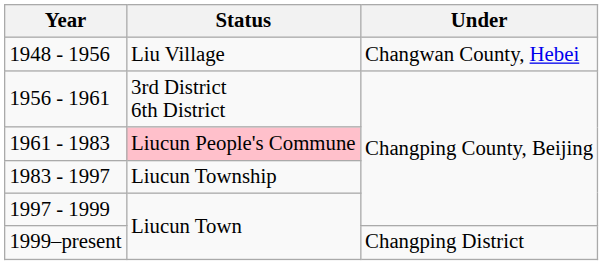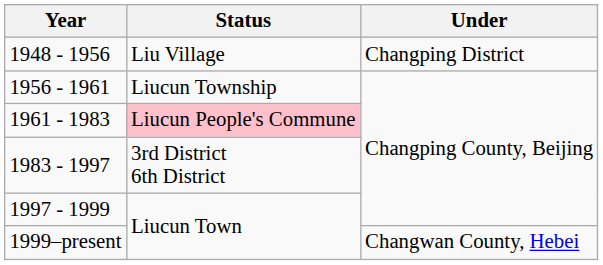(472, 53) Changwan County, Hebei -> (445, 53) Changping District
(179, 98) 3rd District 6th District -> (204, 86) Liucun Township
(204, 176) Liucun Township -> (179, 164) 3rd District 6th District
(445, 242) Changping District -> (472, 242) Changwan County, Hebei
